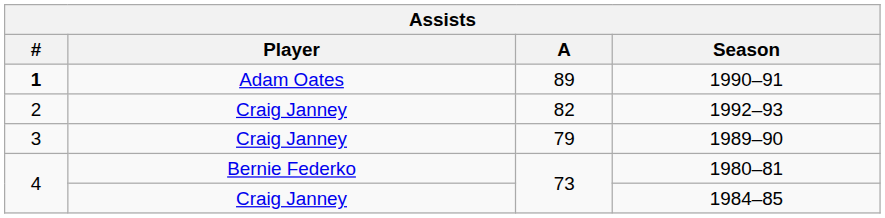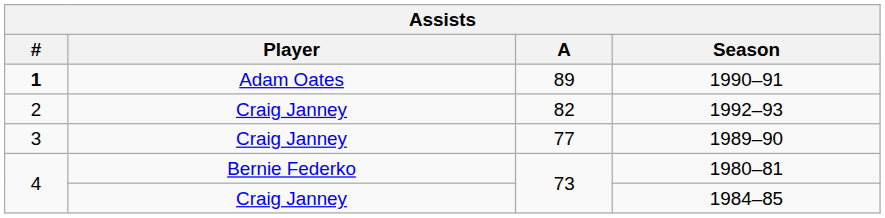(564, 139) 79 -> (564, 139) 77
